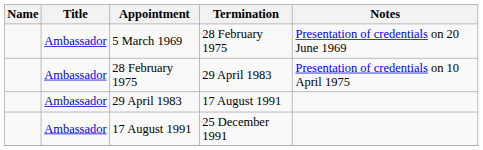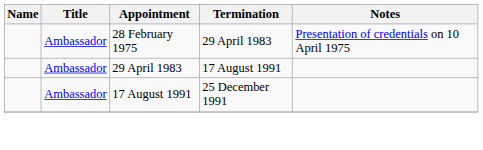- row: (147, 41)
